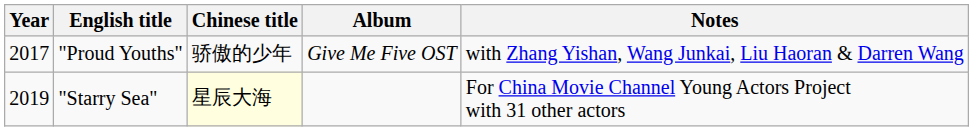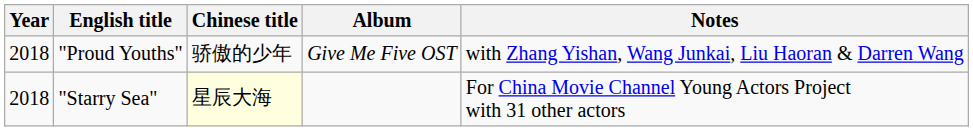(29, 53) 2017 -> (29, 53) 2018
(29, 98) 2019 -> (29, 98) 2018
